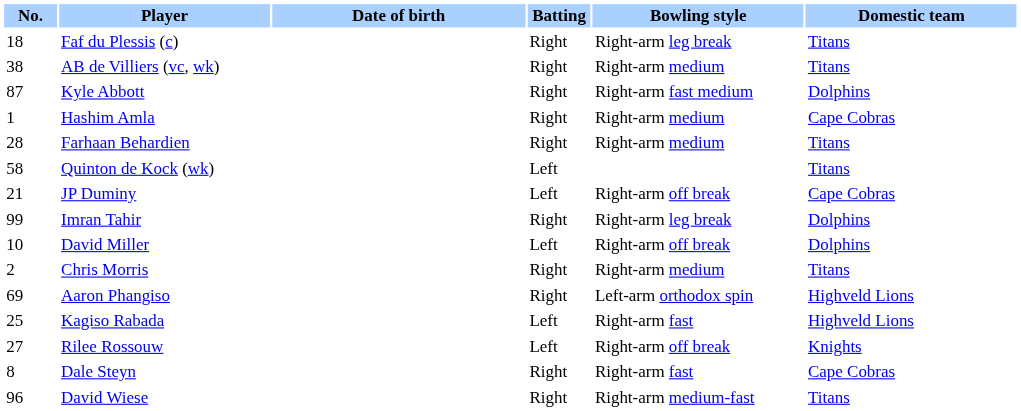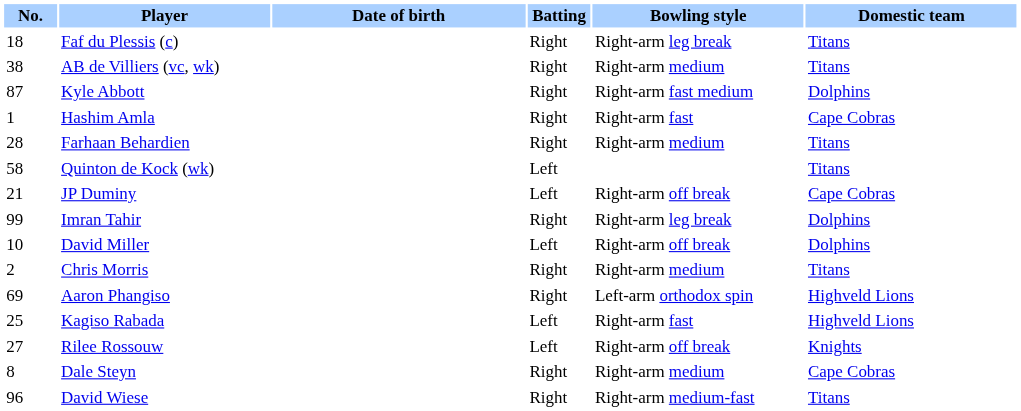(660, 117) Right-arm medium -> (644, 117) Right-arm fast
(644, 371) Right-arm fast -> (660, 371) Right-arm medium
